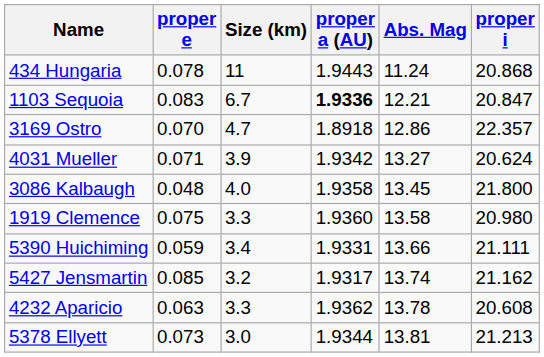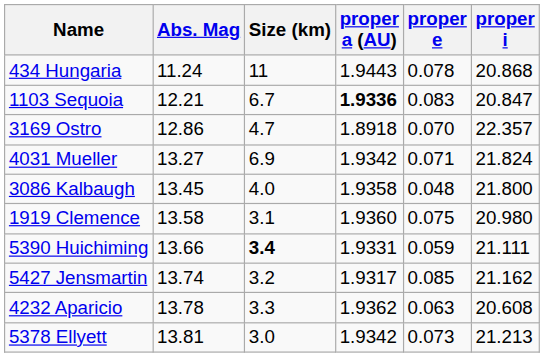columns swapped: (425, 29) <-> (187, 29)
(238, 159) 3.9 -> (262, 159) 6.9
(504, 159) 20.624 -> (504, 159) 21.824
(238, 218) 3.3 -> (262, 218) 3.1
(238, 248) normal -> (262, 248) bold
(344, 337) 1.9344 -> (368, 337) 1.9342
